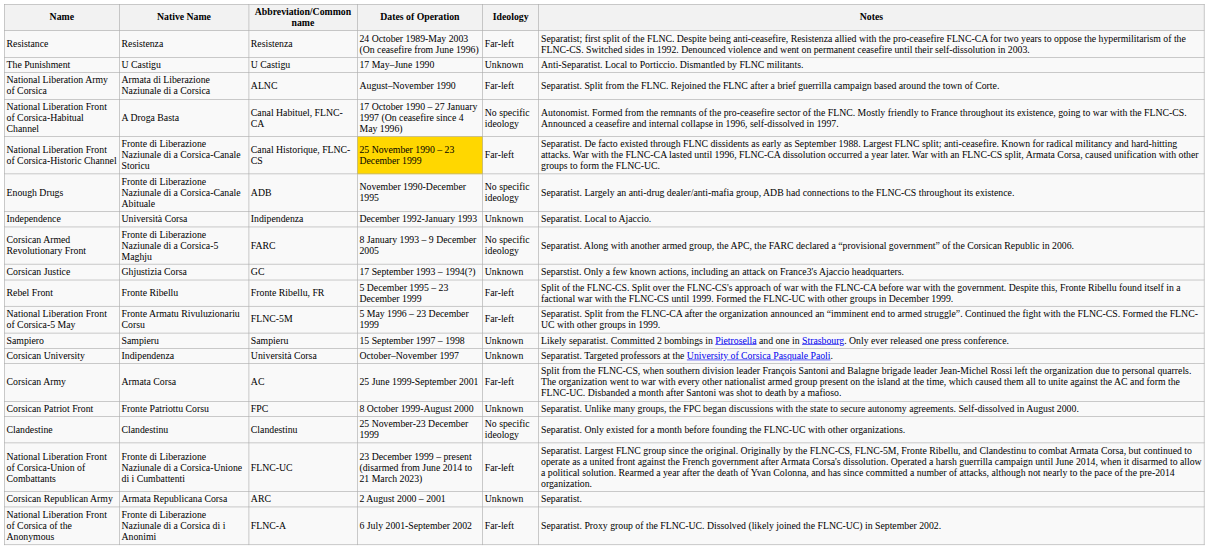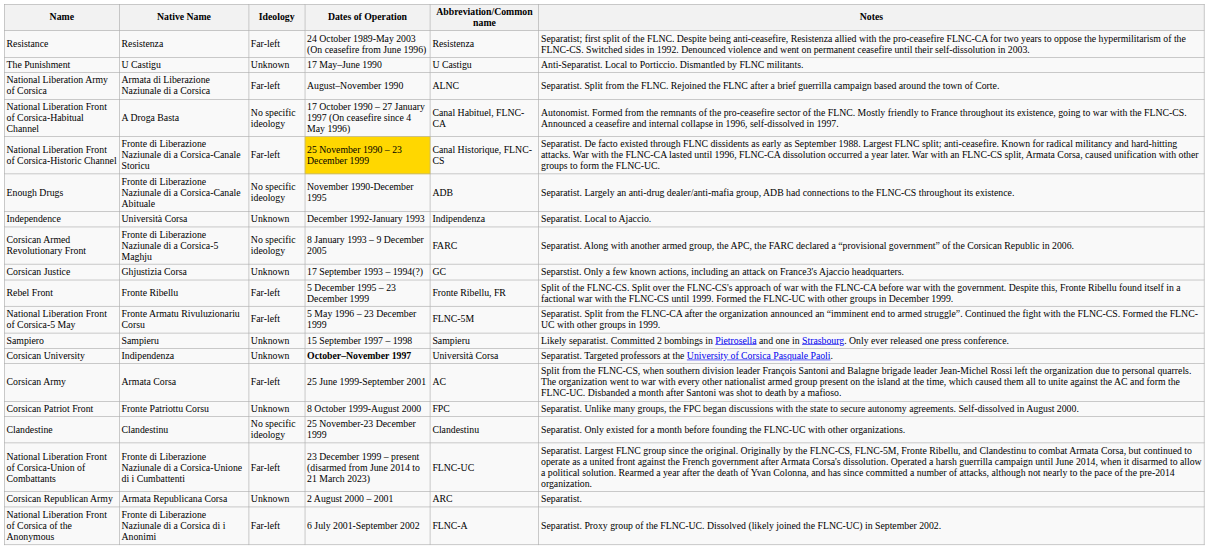columns swapped: (303, 17) <-> (511, 17)
(409, 356) normal -> (359, 356) bold
